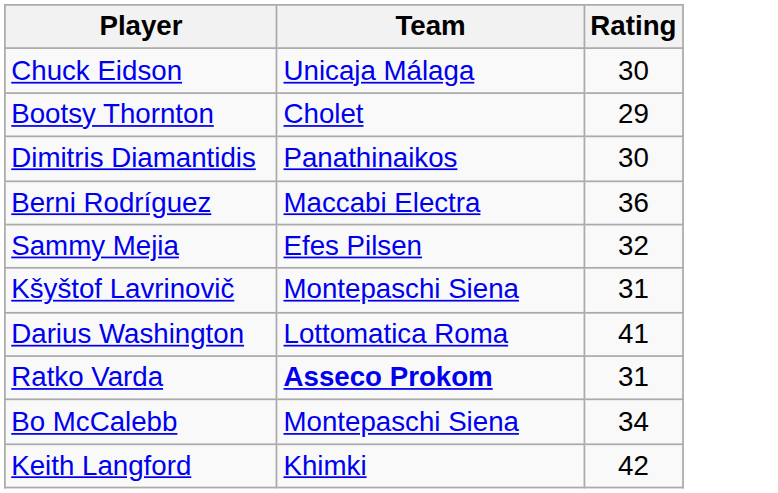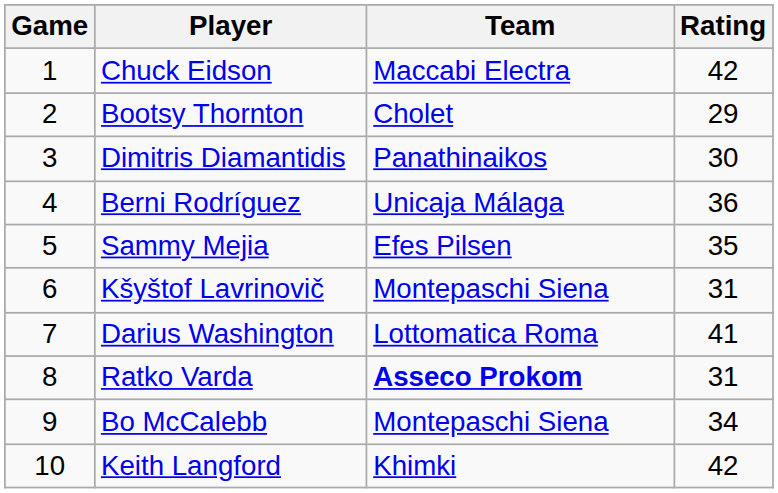+ column: (50, 26)
(379, 70) Unicaja Málaga -> (472, 70) Maccabi Electra
(633, 70) 30 -> (723, 70) 42
(382, 202) Maccabi Electra -> (469, 202) Unicaja Málaga
(633, 245) 32 -> (723, 245) 35
